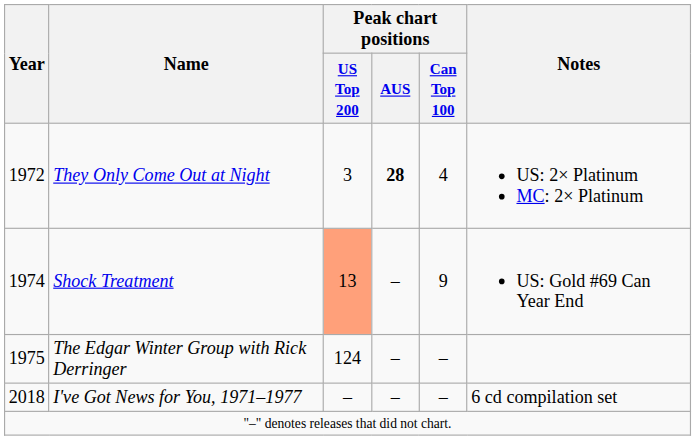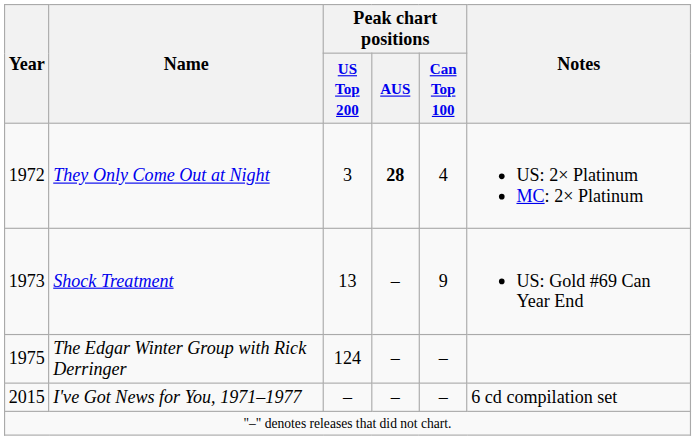(27, 281) 1974 -> (27, 281) 1973
(347, 281) lightsalmon background -> (347, 281) no background
(27, 397) 2018 -> (27, 397) 2015
